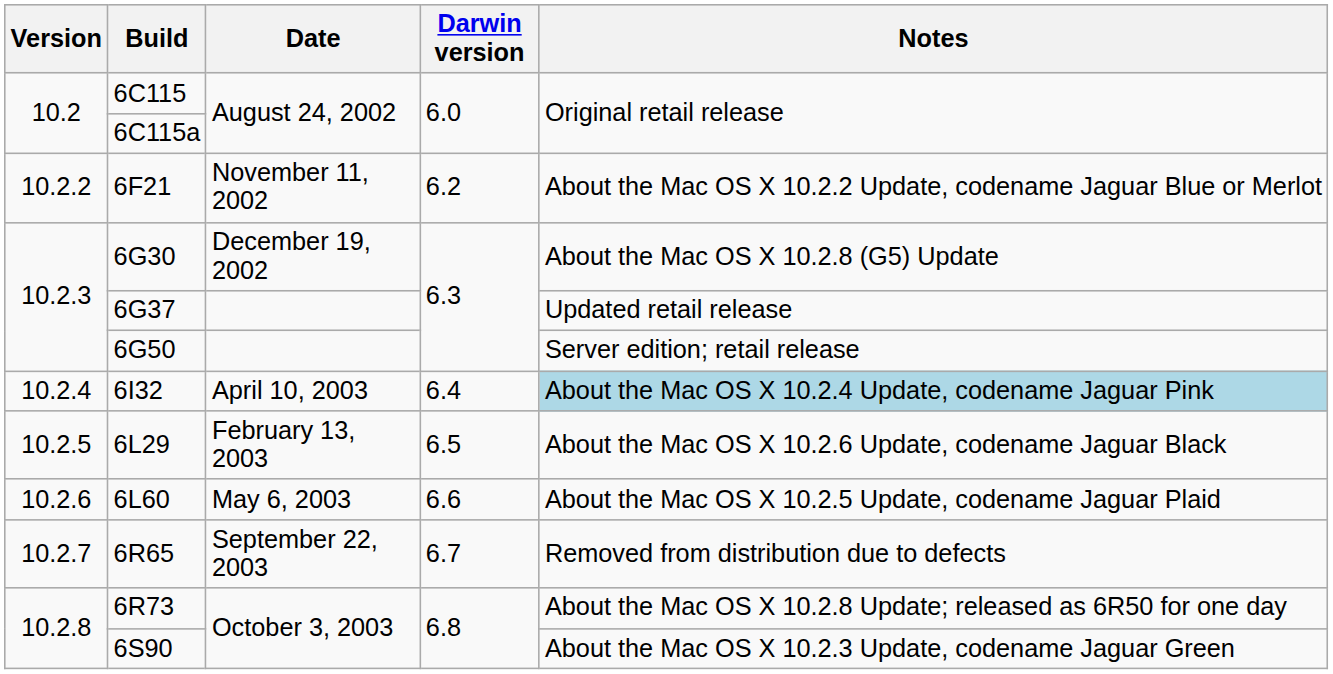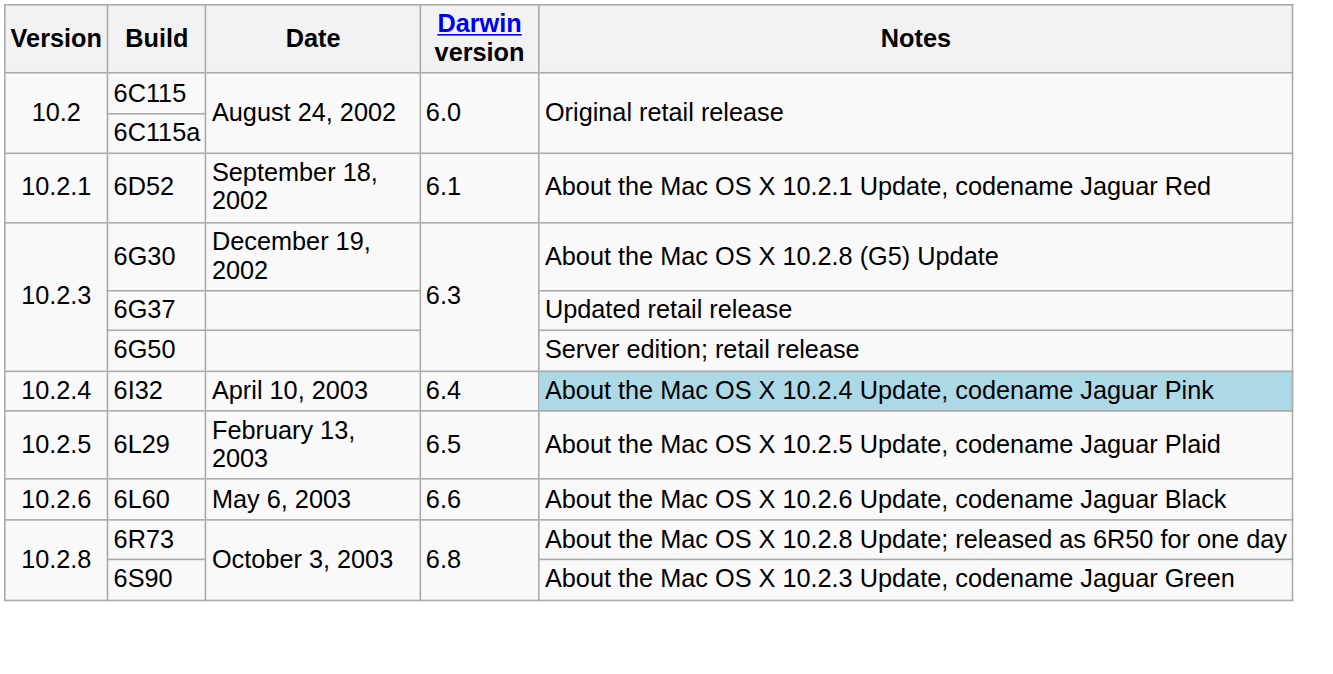+ row: (144, 187)
- row: (142, 187)
(886, 444) About the Mac OS X 10.2.6 Update, codename Jaguar Black -> (883, 444) About the Mac OS X 10.2.5 Update, codename Jaguar Plaid
(883, 499) About the Mac OS X 10.2.5 Update, codename Jaguar Plaid -> (886, 499) About the Mac OS X 10.2.6 Update, codename Jaguar Black
- row: (144, 553)
